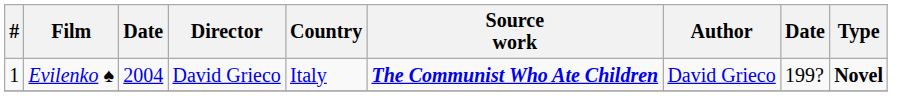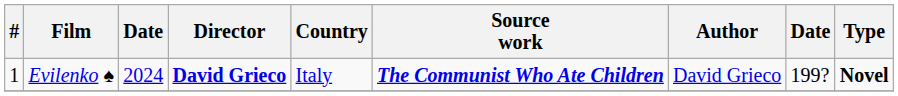(143, 74) 2004 -> (143, 74) 2024
(227, 74) normal -> (229, 74) bold
